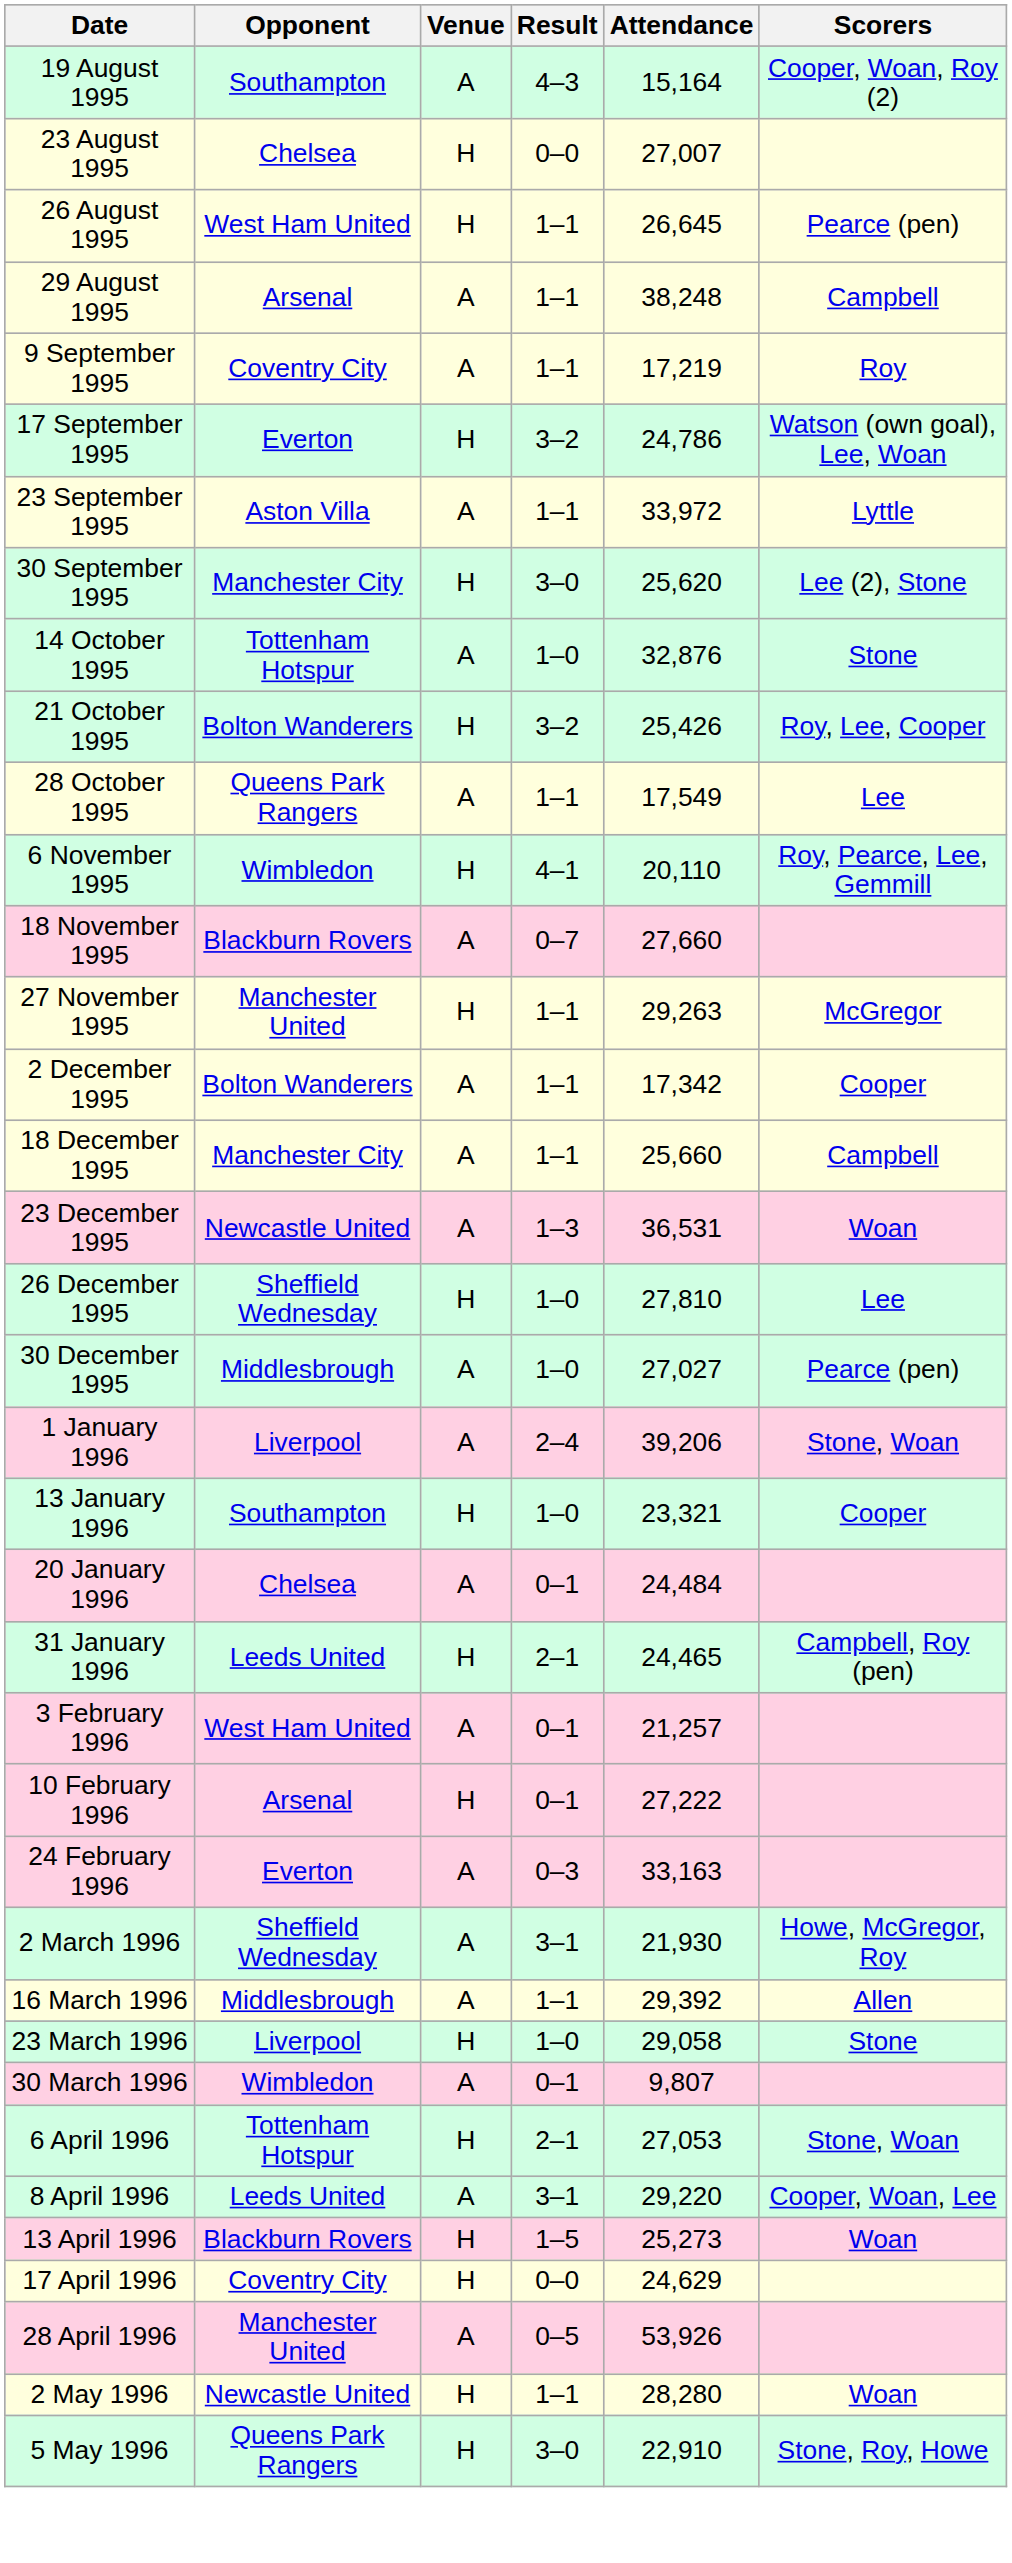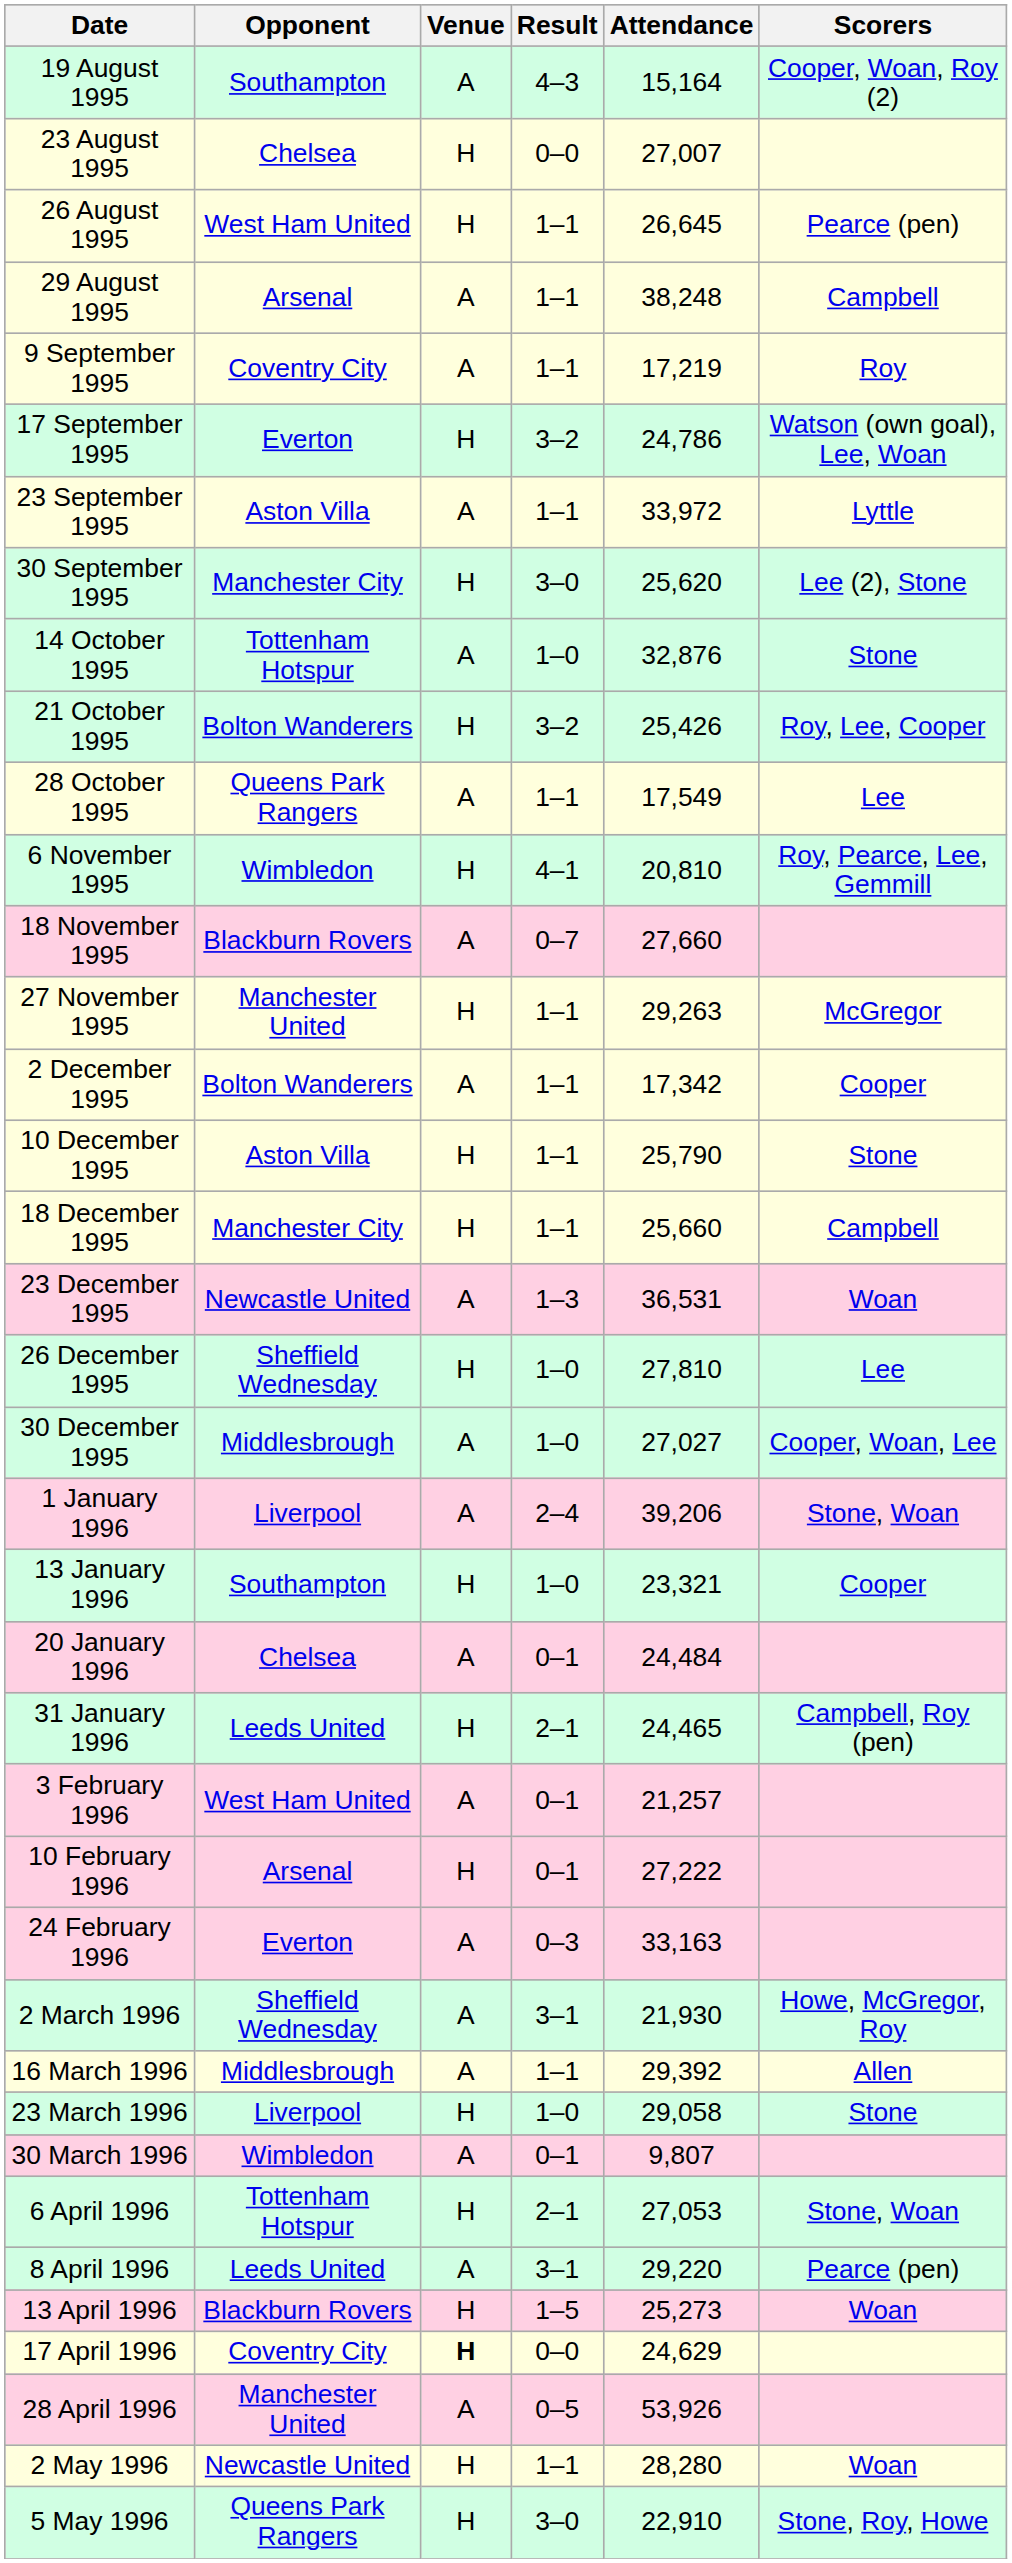(682, 869) 20,110 -> (682, 869) 20,810
+ row: (100, 1155)
(466, 1155) A -> (466, 1227) H
(883, 1370) Pearce (pen) -> (883, 1441) Cooper, Woan, Lee
(883, 2196) Cooper, Woan, Lee -> (883, 2268) Pearce (pen)
(466, 2280) normal -> (466, 2352) bold
